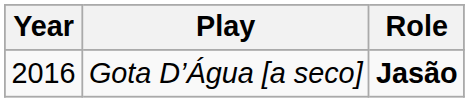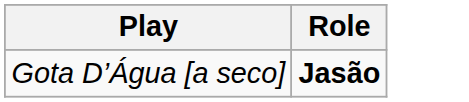- column: (44, 27)
